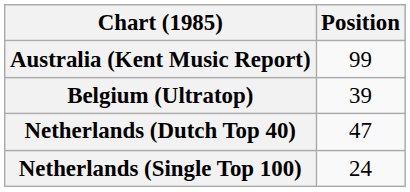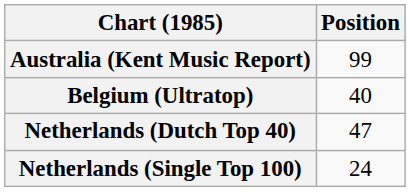(361, 95) 39 -> (361, 95) 40
